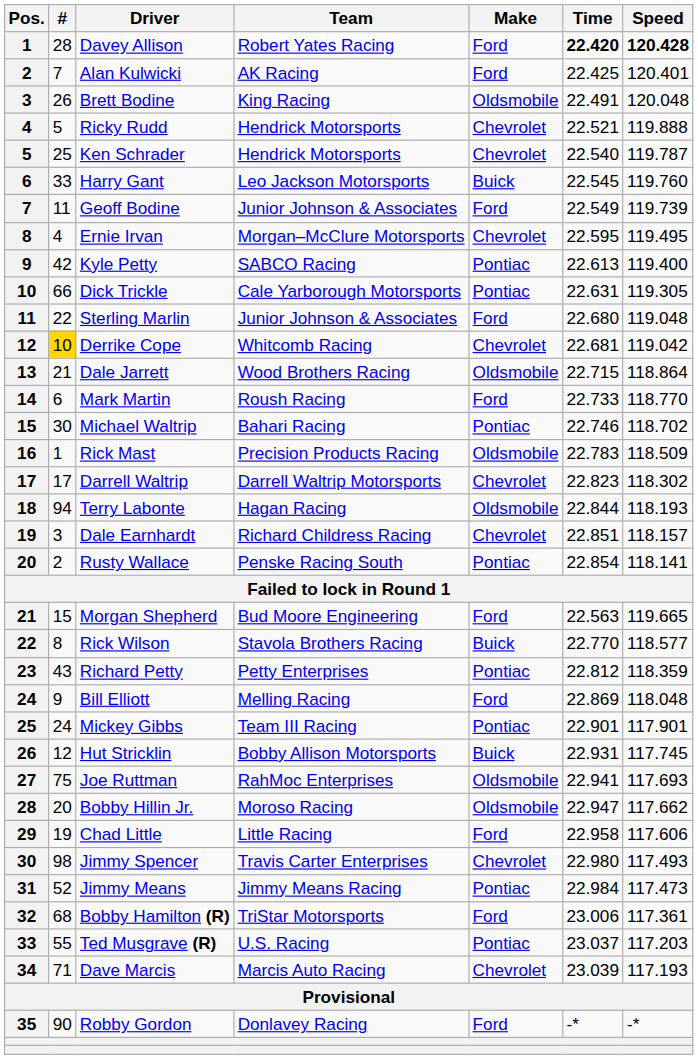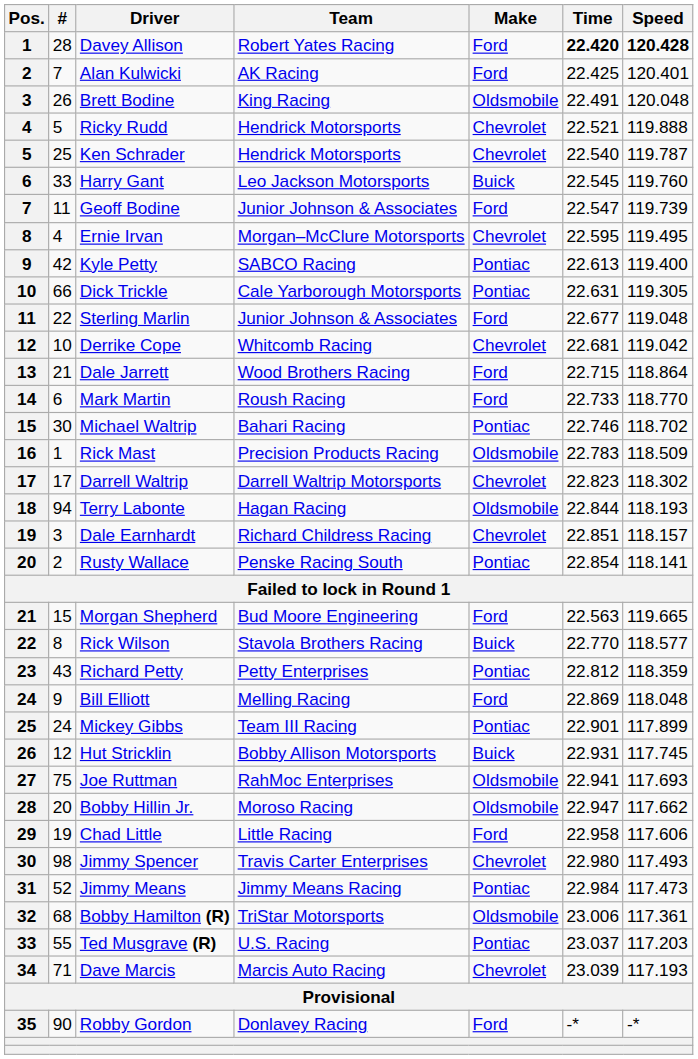(593, 209) 22.549 -> (593, 209) 22.547
(593, 317) 22.680 -> (593, 317) 22.677
(62, 345) gold background -> (62, 345) no background
(516, 372) Oldsmobile -> (490, 372) Ford
(657, 725) 117.901 -> (657, 725) 117.899
(490, 916) Ford -> (516, 916) Oldsmobile
